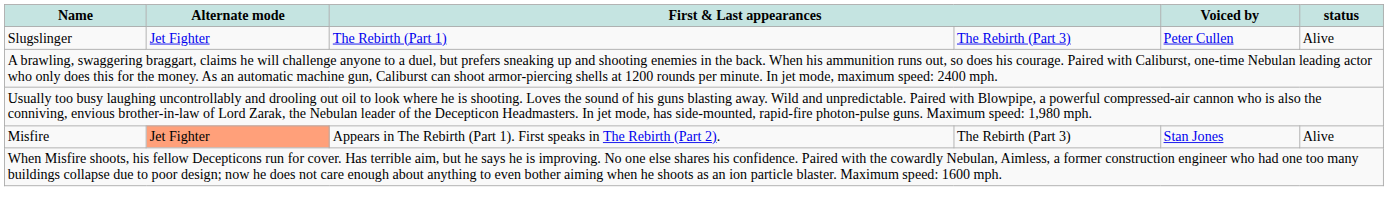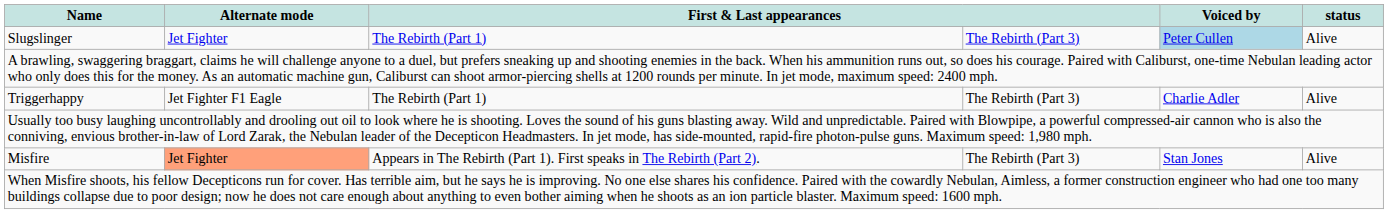(1199, 37) no background -> (1198, 37) lightblue background
+ row: (46, 98)
